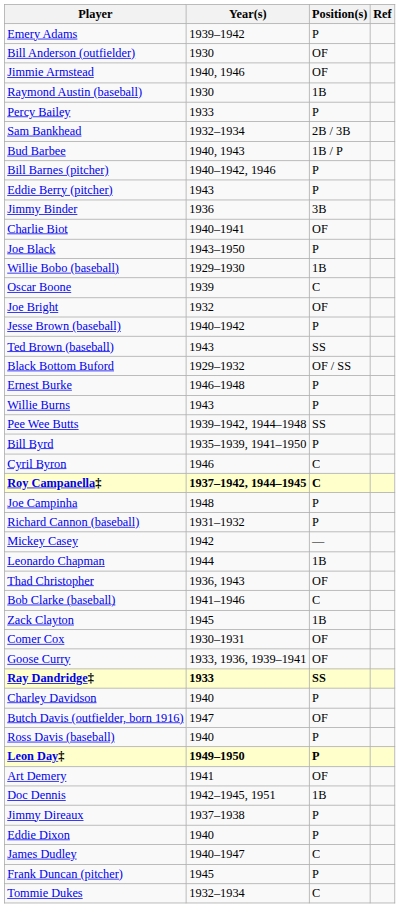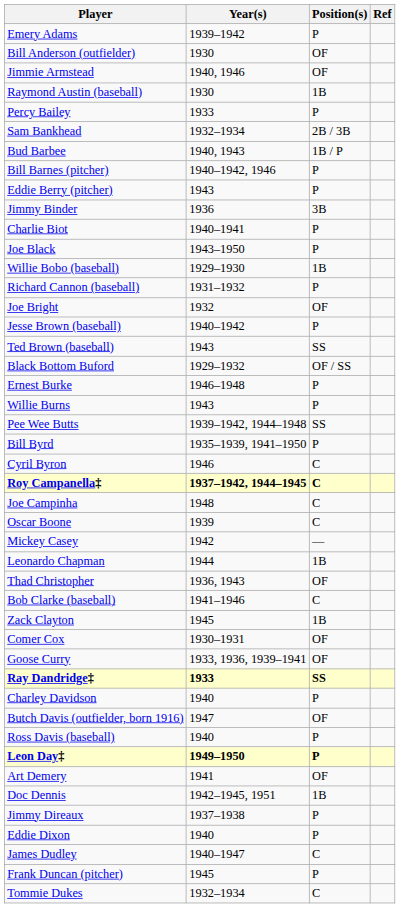(320, 229) OF -> (315, 229) P
rows swapped: (39, 287) <-> (73, 522)
(315, 502) P -> (316, 502) C
